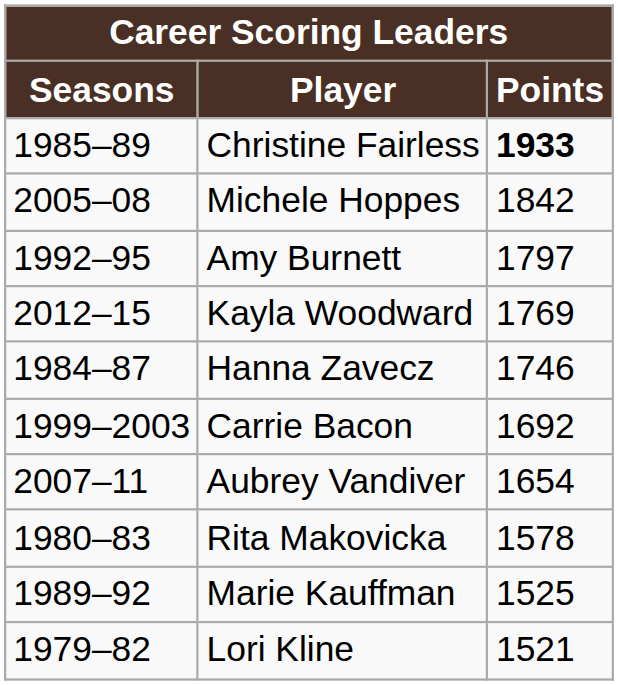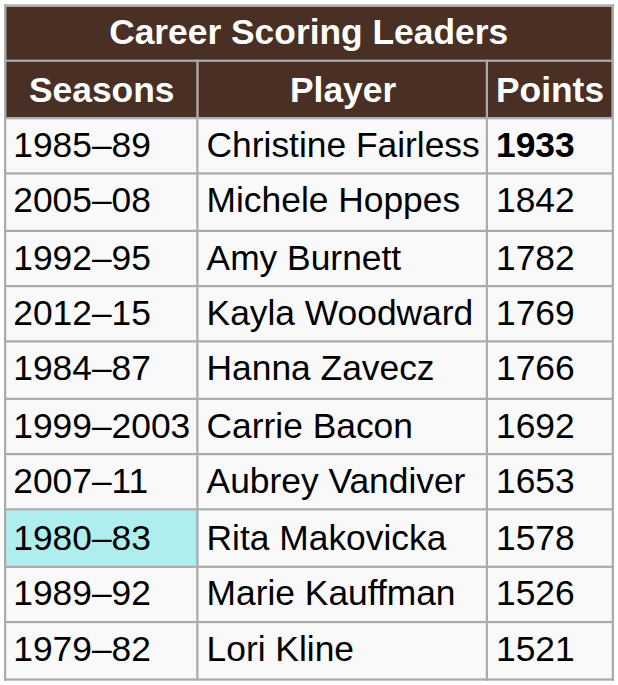(535, 257) 1797 -> (535, 257) 1782
(535, 369) 1746 -> (535, 369) 1766
(535, 481) 1654 -> (535, 481) 1653
(82, 537) no background -> (82, 537) paleturquoise background
(535, 593) 1525 -> (535, 593) 1526
